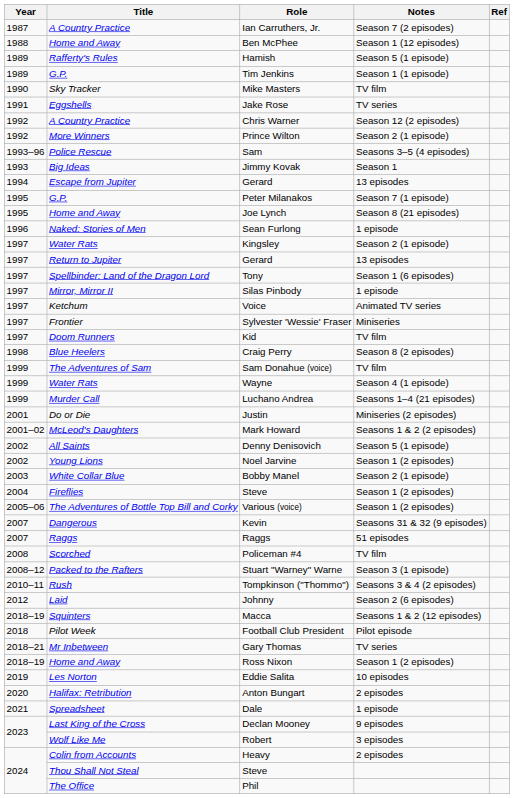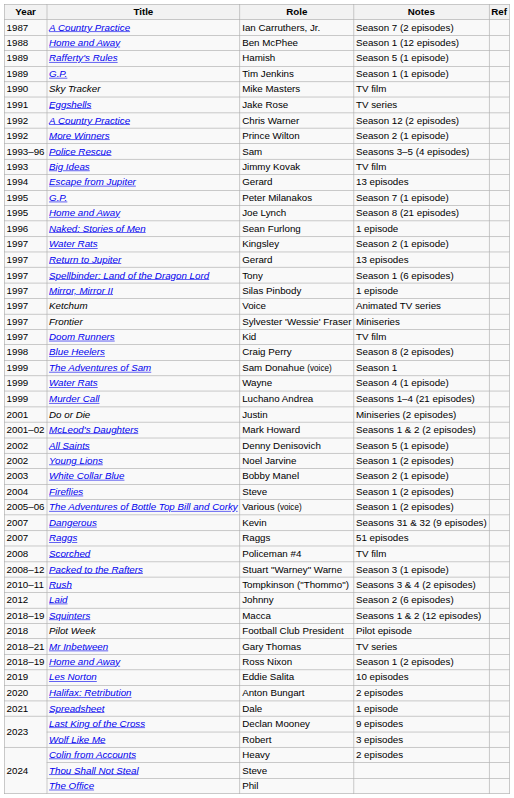(377, 167) Season 1 -> (371, 167) TV film
(371, 368) TV film -> (377, 368) Season 1
